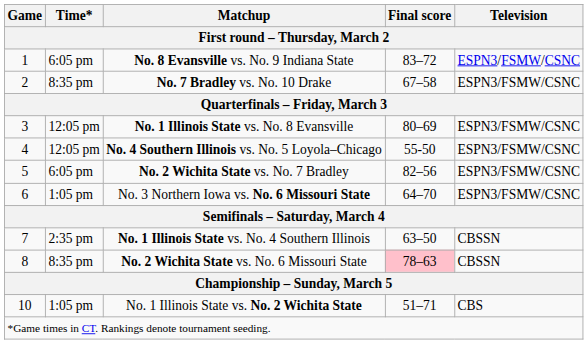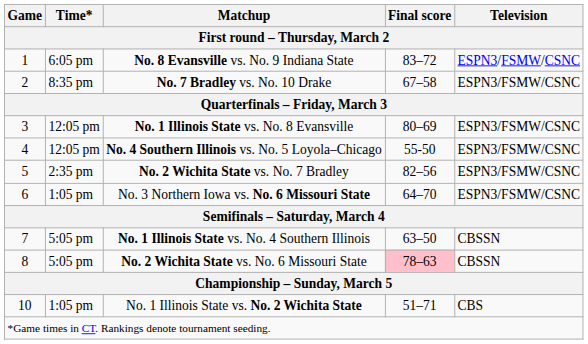(71, 171) 6:05 pm -> (71, 171) 2:35 pm
(71, 238) 2:35 pm -> (71, 238) 5:05 pm
(71, 261) 8:35 pm -> (71, 261) 5:05 pm
